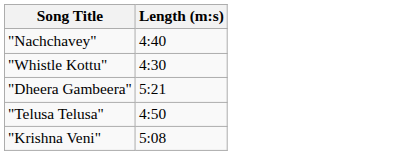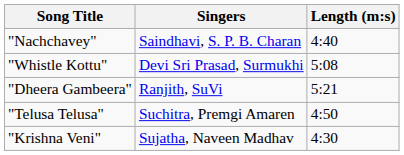+ column: (221, 16)
(153, 65) 4:30 -> (324, 65) 5:08
(153, 138) 5:08 -> (324, 138) 4:30
